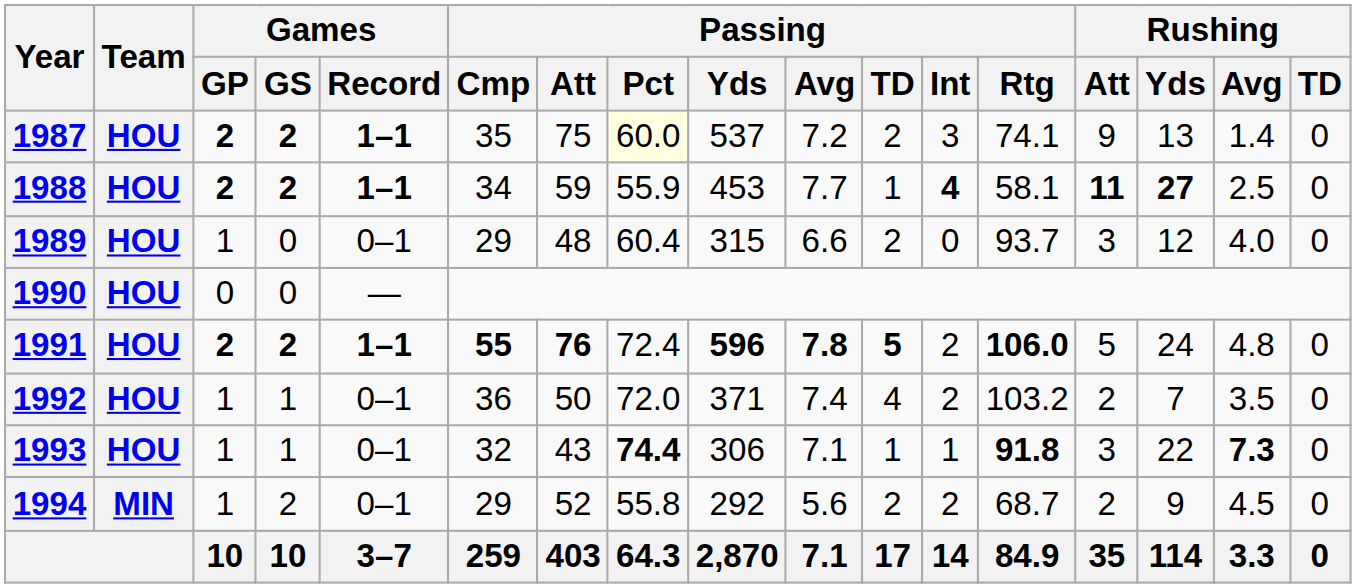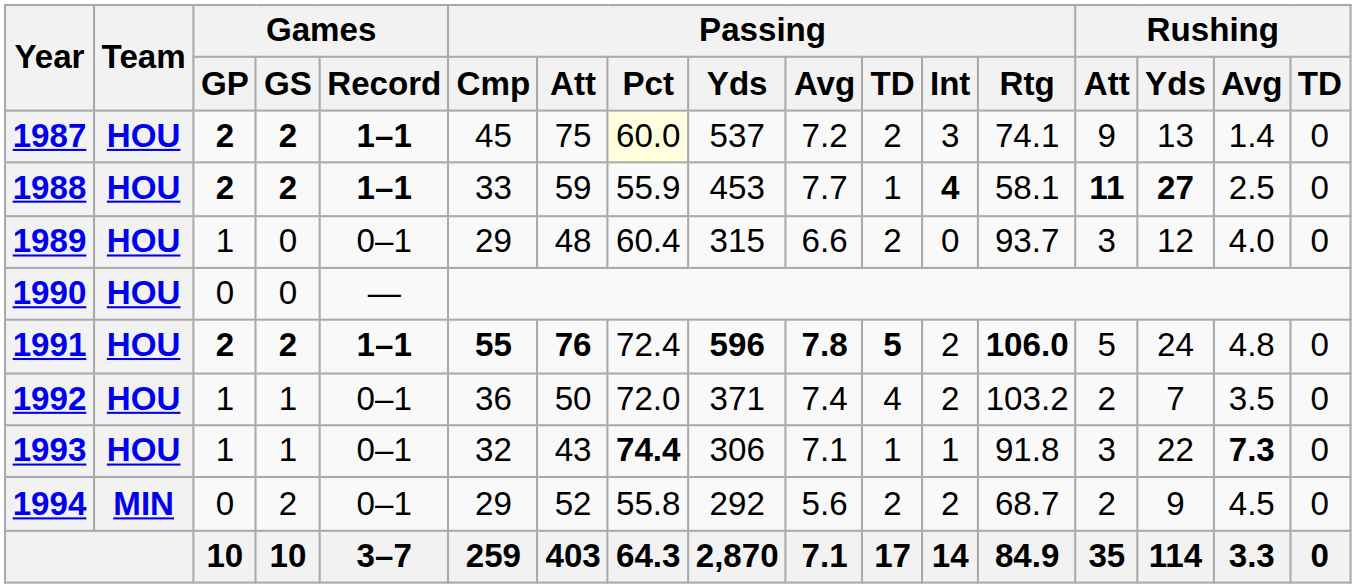(493, 135) 35 -> (493, 135) 45
(493, 188) 34 -> (493, 188) 33
(1027, 450) bold -> (1027, 450) normal
(225, 503) 1 -> (225, 503) 0
